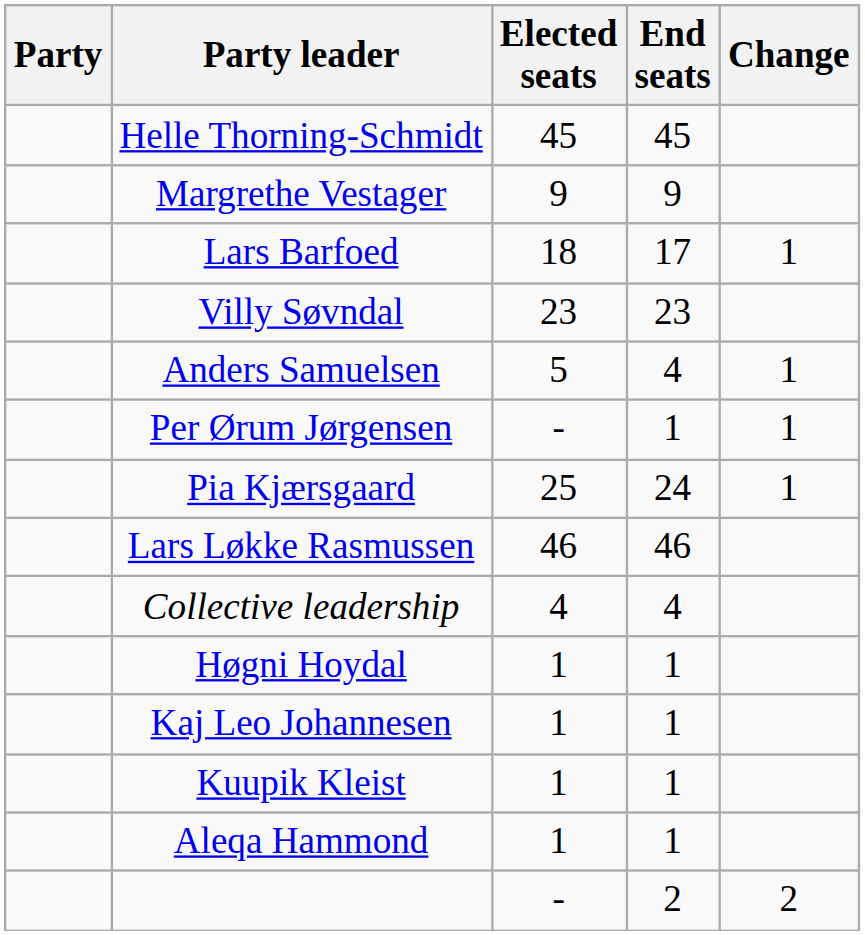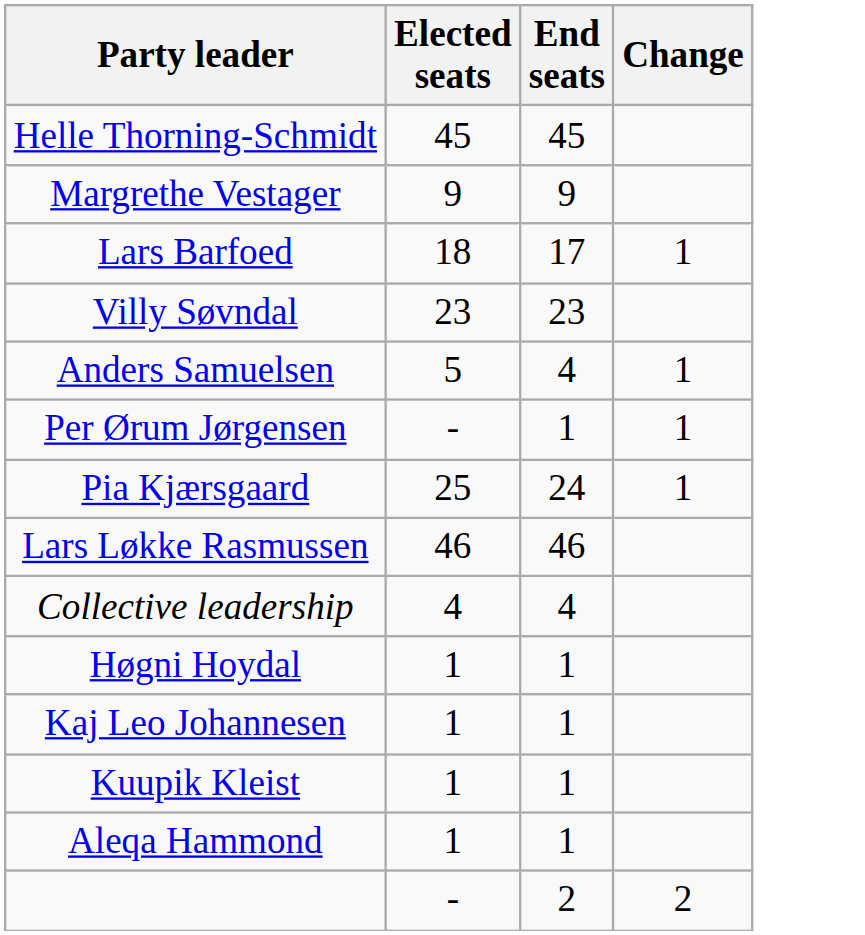- column: (58, 54)
